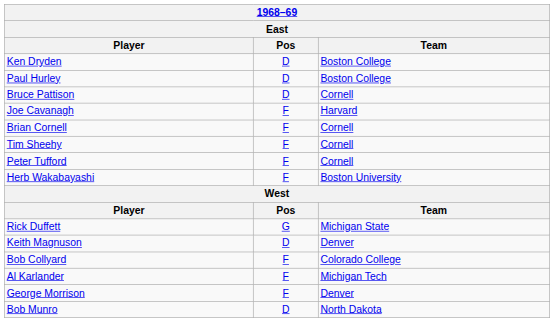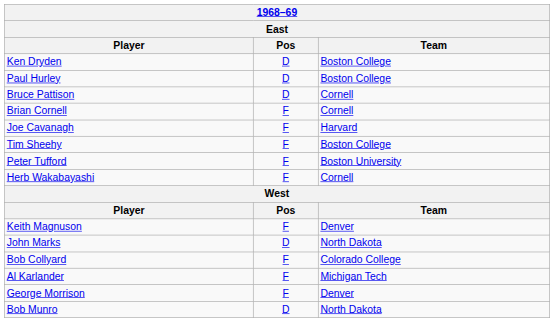rows swapped: (40, 111) <-> (37, 128)
(337, 144) Cornell -> (356, 144) Boston College
(337, 161) Cornell -> (361, 161) Boston University
(361, 177) Boston University -> (337, 177) Cornell
- row: (34, 227)
(286, 243) D -> (286, 227) F
+ row: (34, 243)
